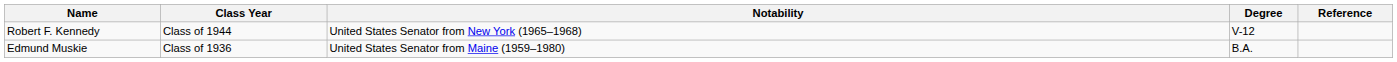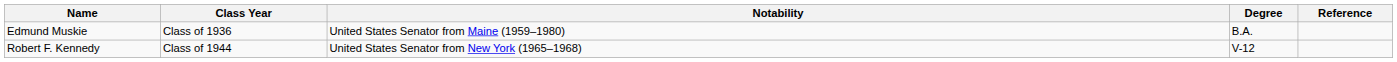rows swapped: (47, 48) <-> (53, 31)
